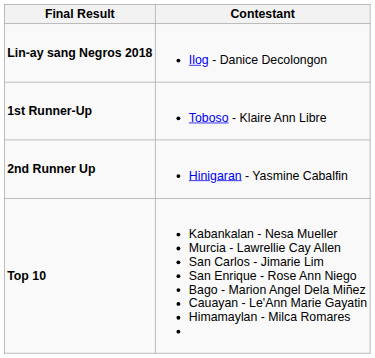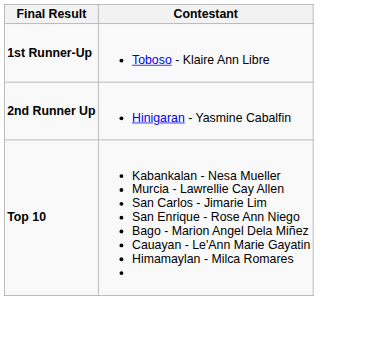- row: (80, 53)
